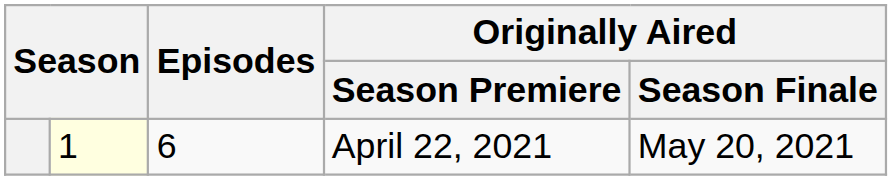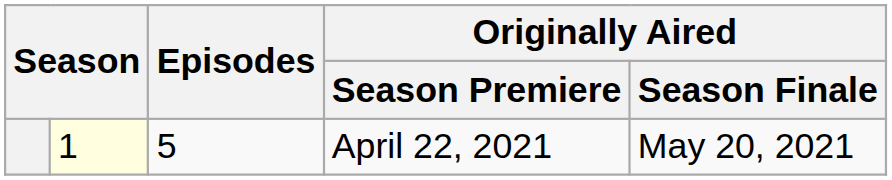(167, 145) 6 -> (167, 145) 5
